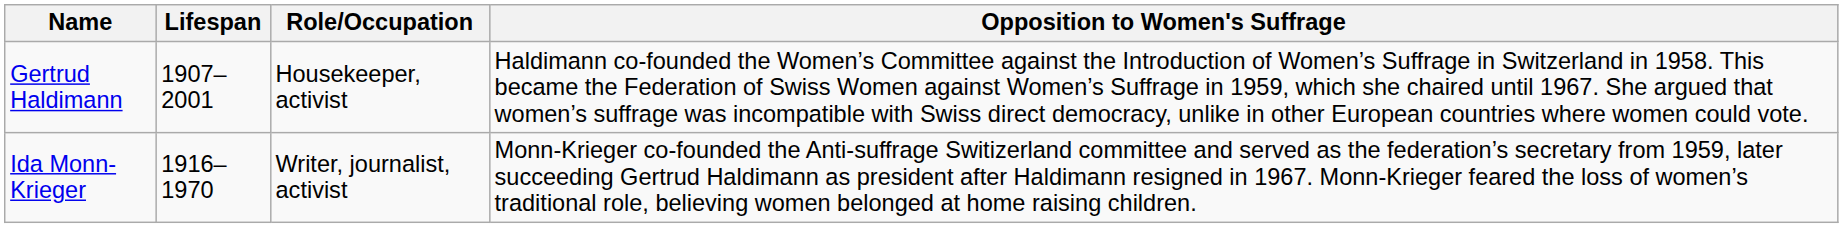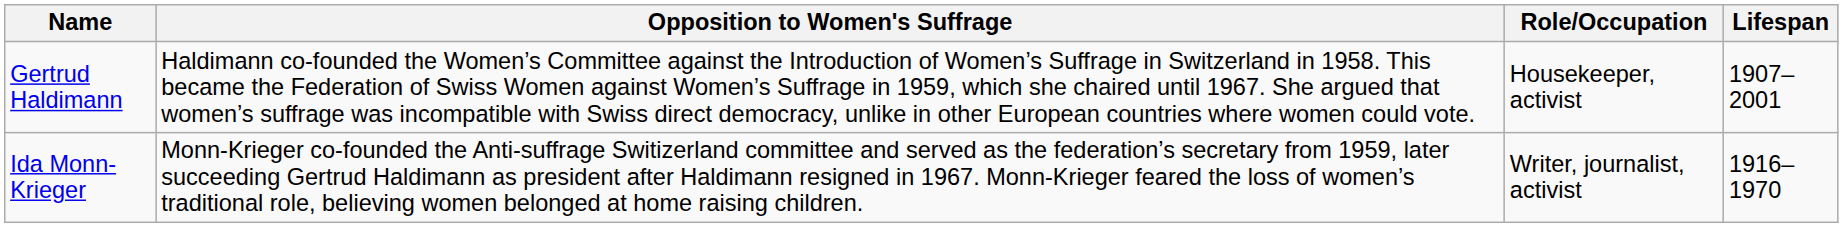columns swapped: (213, 23) <-> (1163, 23)
